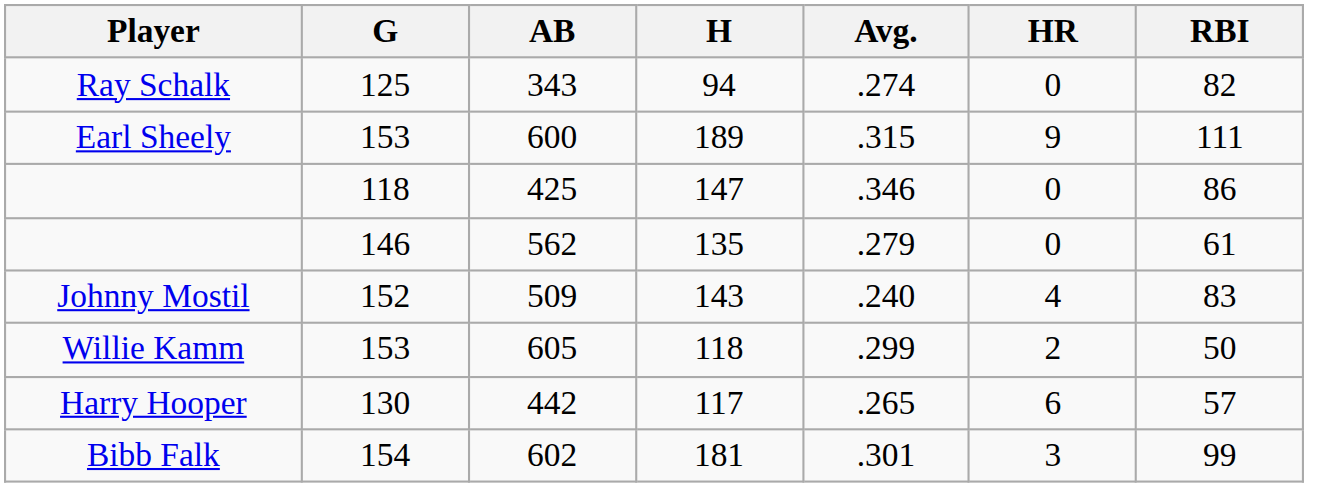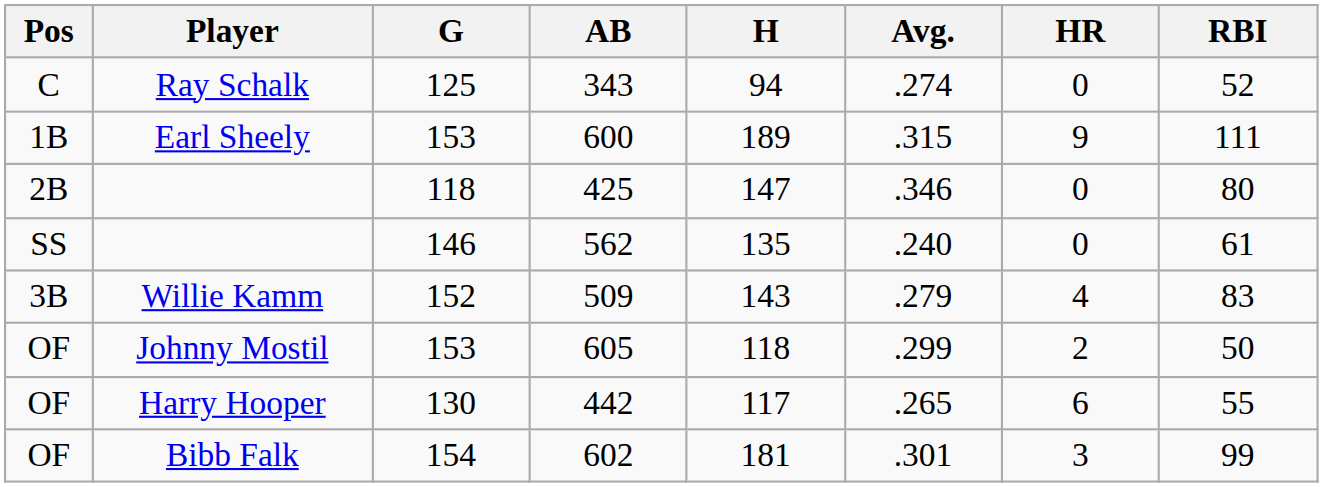+ column: (49, 31)
(1220, 84) 82 -> (1238, 84) 52
(1220, 190) 86 -> (1238, 190) 80
(886, 243) .279 -> (923, 243) .240
(153, 296) Johnny Mostil -> (232, 296) Willie Kamm
(886, 296) .240 -> (923, 296) .279
(153, 349) Willie Kamm -> (232, 349) Johnny Mostil
(1220, 402) 57 -> (1238, 402) 55
